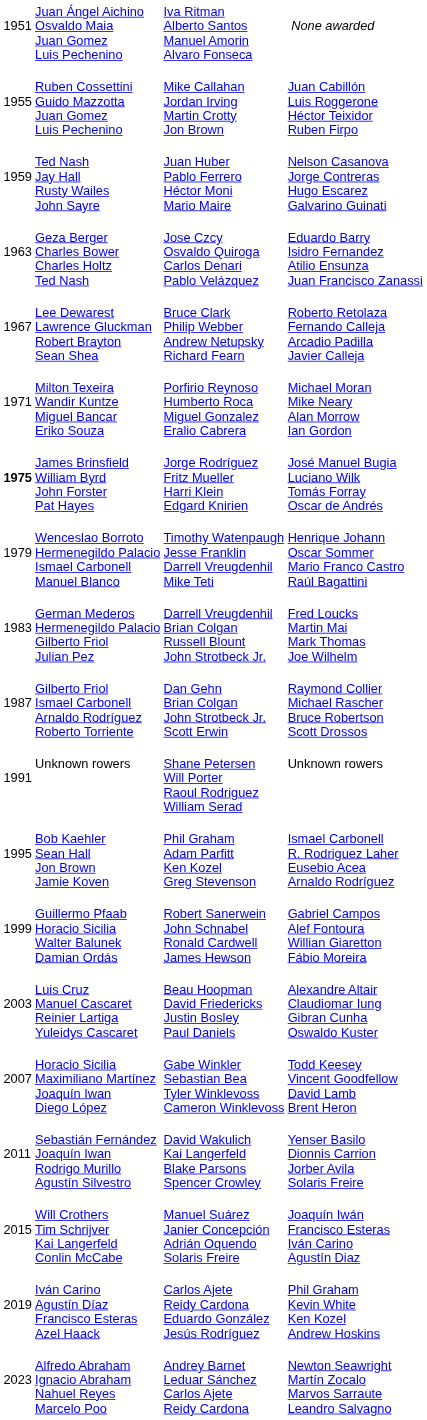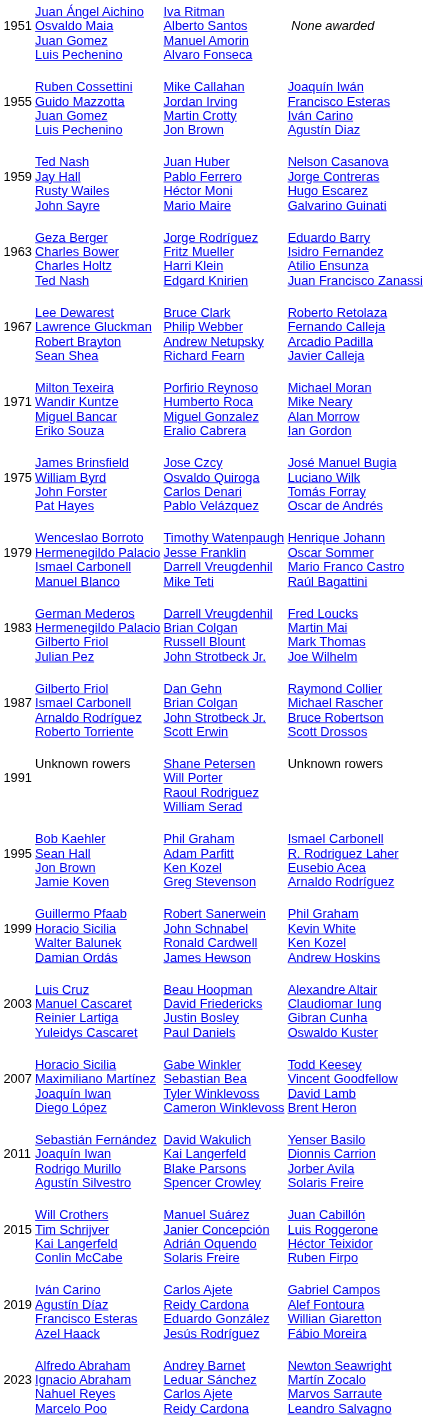(333, 108) Juan Cabillón Luis Roggerone Héctor Teixidor Ruben Firpo -> (339, 108) Joaquín Iwán Francisco Esteras Iván Carino Agustín Diaz
(212, 259) Jose Czcy Osvaldo Quiroga Carlos Denari Pablo Velázquez -> (211, 259) Jorge Rodríguez Fritz Mueller Harri Klein Edgard Knirien
(18, 477) bold -> (18, 477) normal
(211, 484) Jorge Rodríguez Fritz Mueller Harri Klein Edgard Knirien -> (212, 484) Jose Czcy Osvaldo Quiroga Carlos Denari Pablo Velázquez
(335, 936) Gabriel Campos Alef Fontoura Willian Giaretton Fábio Moreira -> (334, 936) Phil Graham Kevin White Ken Kozel Andrew Hoskins
(339, 1236) Joaquín Iwán Francisco Esteras Iván Carino Agustín Diaz -> (333, 1236) Juan Cabillón Luis Roggerone Héctor Teixidor Ruben Firpo
(334, 1312) Phil Graham Kevin White Ken Kozel Andrew Hoskins -> (335, 1312) Gabriel Campos Alef Fontoura Willian Giaretton Fábio Moreira
